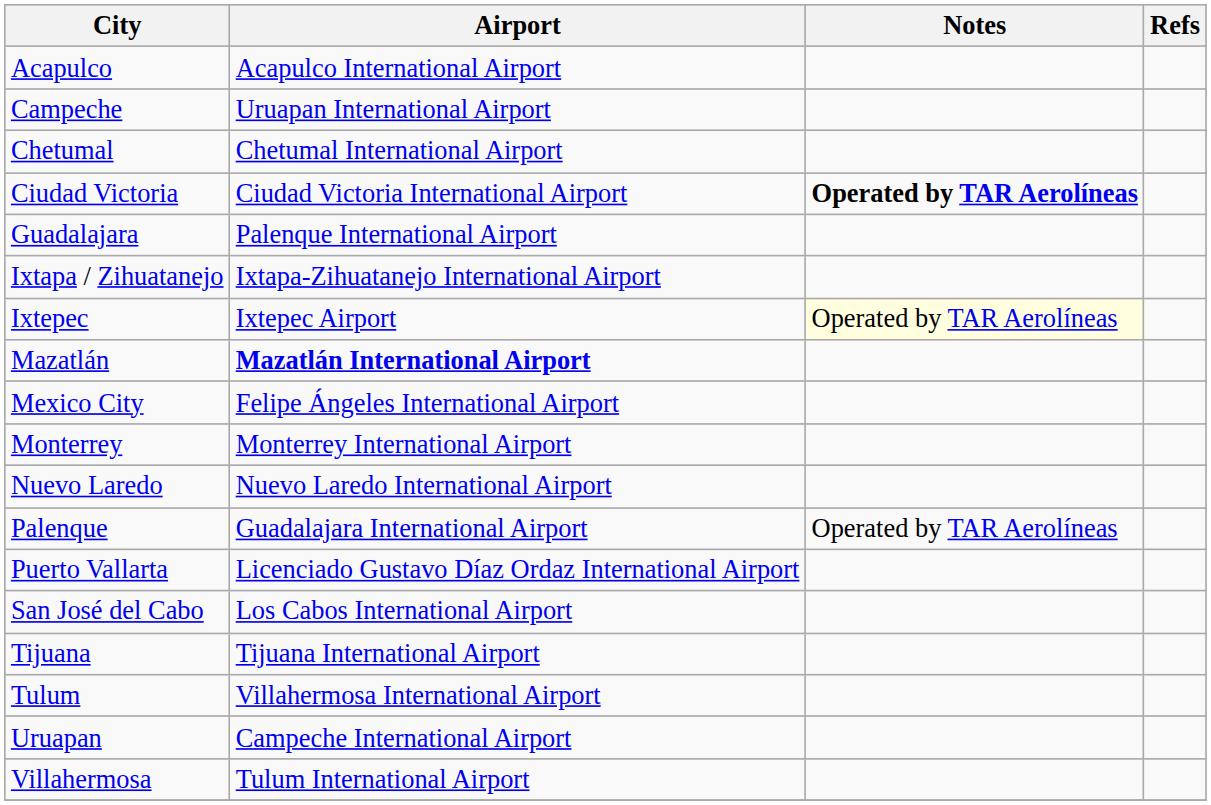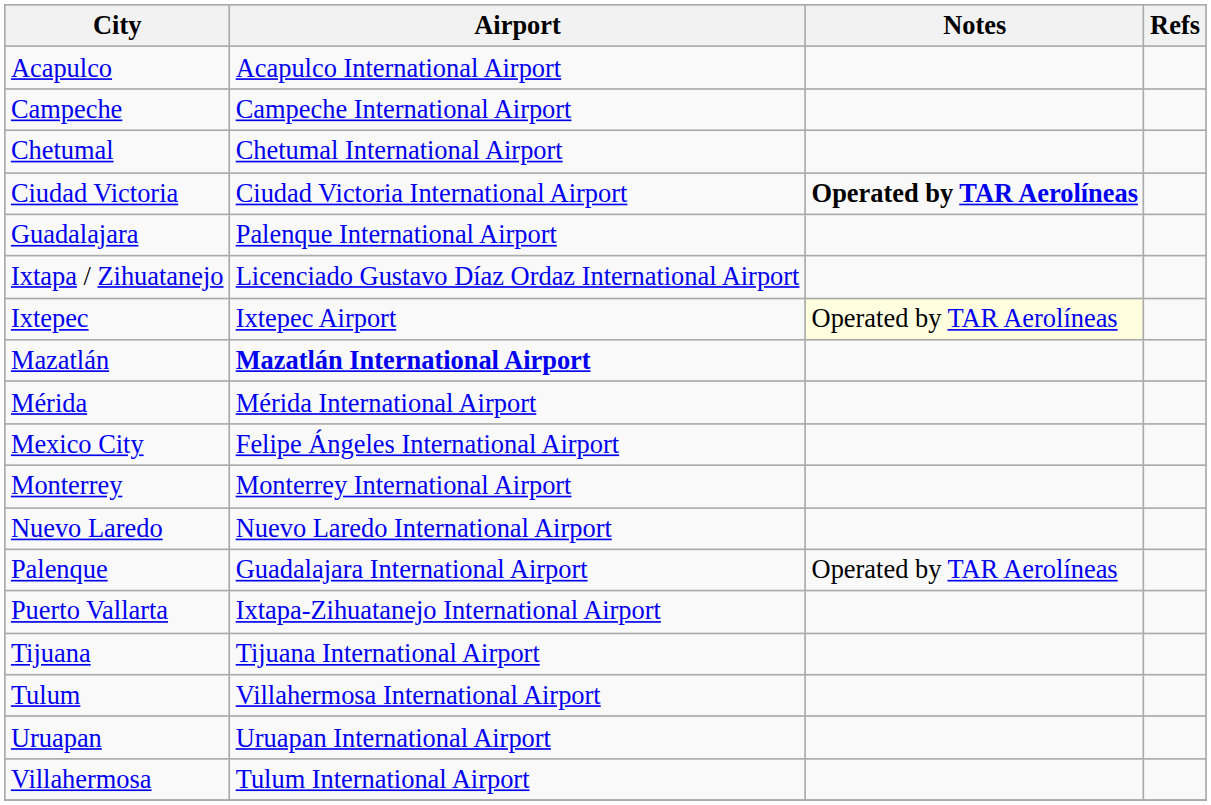(393, 109) Uruapan International Airport -> (404, 109) Campeche International Airport
(448, 276) Ixtapa-Zihuatanejo International Airport -> (518, 276) Licenciado Gustavo Díaz Ordaz International Airport
+ row: (49, 402)
(518, 569) Licenciado Gustavo Díaz Ordaz International Airport -> (448, 611) Ixtapa-Zihuatanejo International Airport
- row: (107, 611)
(404, 737) Campeche International Airport -> (393, 737) Uruapan International Airport
